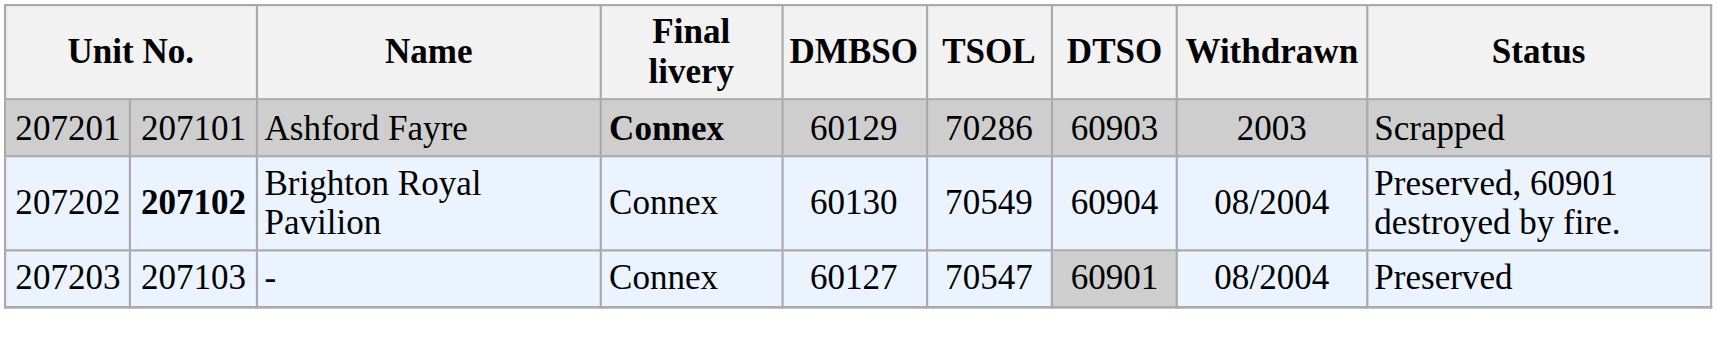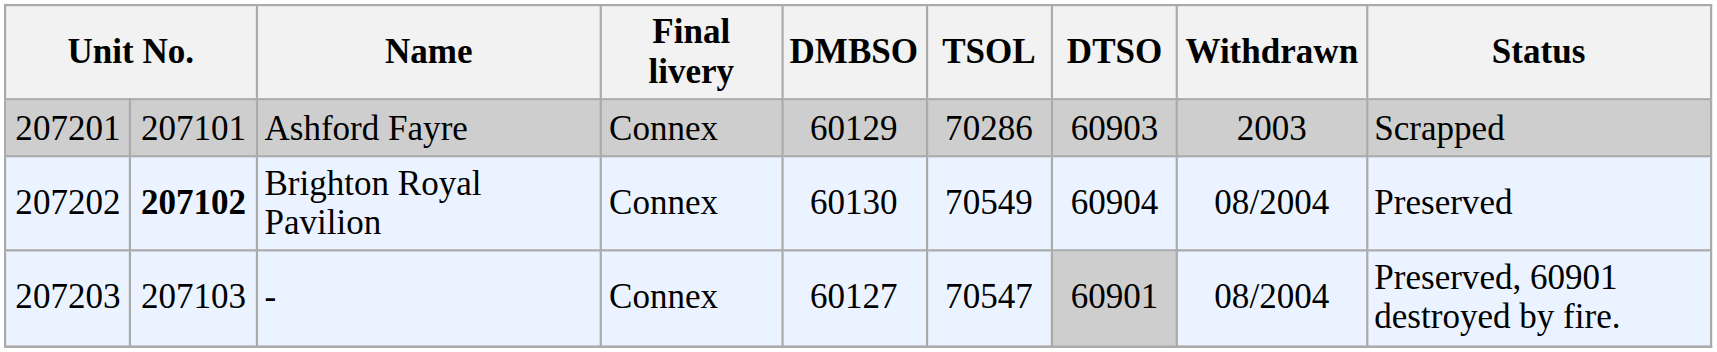(667, 127) bold -> (664, 127) normal
(1497, 202) Preserved, 60901 destroyed by fire. -> (1443, 202) Preserved
(1443, 277) Preserved -> (1497, 297) Preserved, 60901 destroyed by fire.
